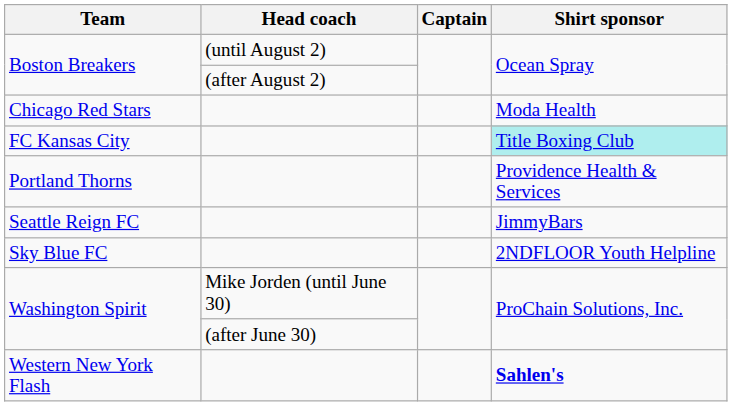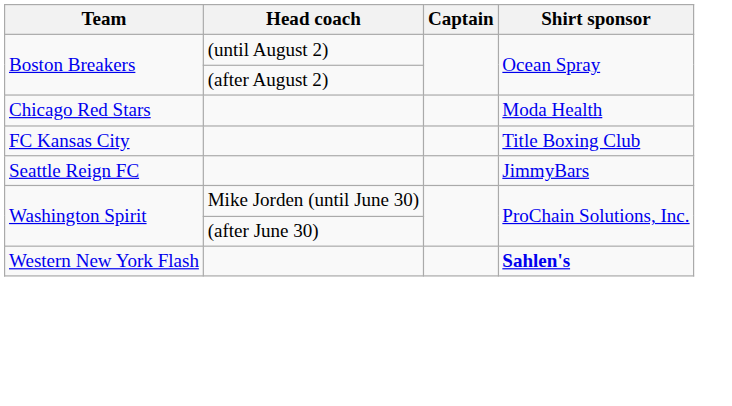(565, 140) paleturquoise background -> (571, 140) no background
- row: (70, 181)
- row: (58, 252)
